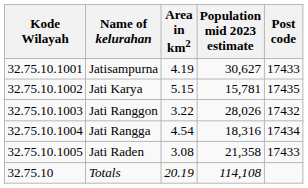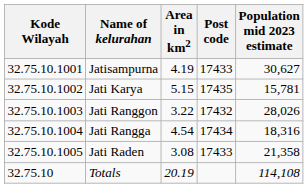columns swapped: (230, 31) <-> (283, 31)
